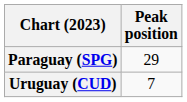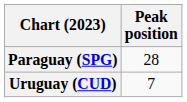(151, 59) 29 -> (151, 59) 28
